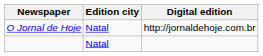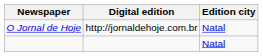columns swapped: (112, 12) <-> (200, 12)
